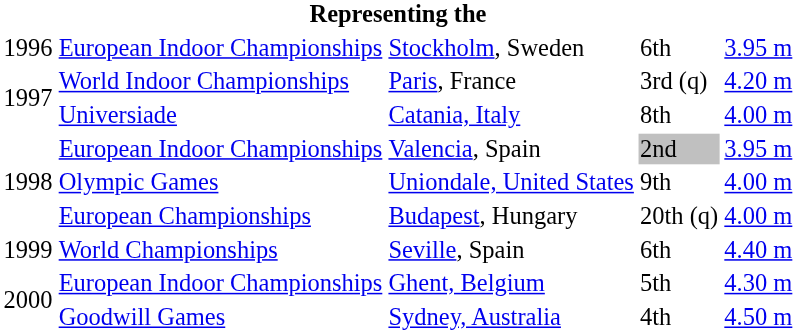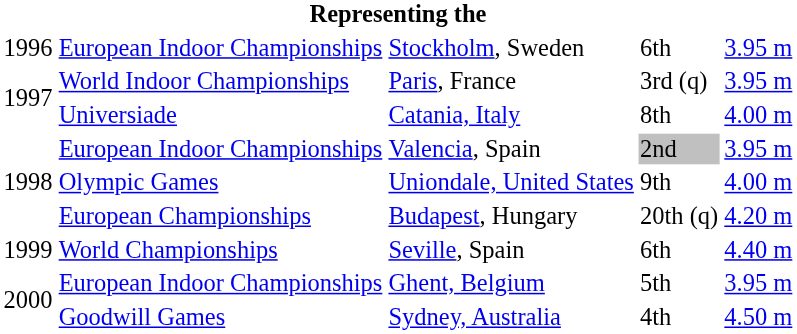(758, 81) 4.20 m -> (758, 81) 3.95 m
(758, 216) 4.00 m -> (758, 216) 4.20 m
(758, 283) 4.30 m -> (758, 283) 3.95 m
